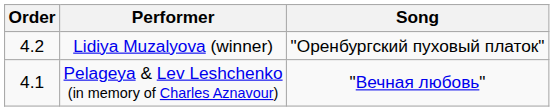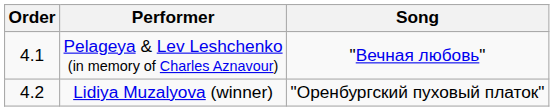rows swapped: (173, 82) <-> (173, 45)
